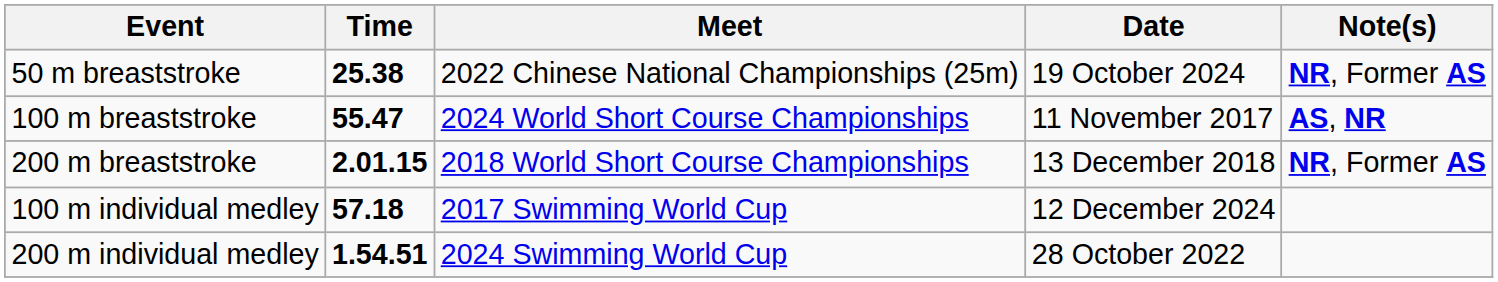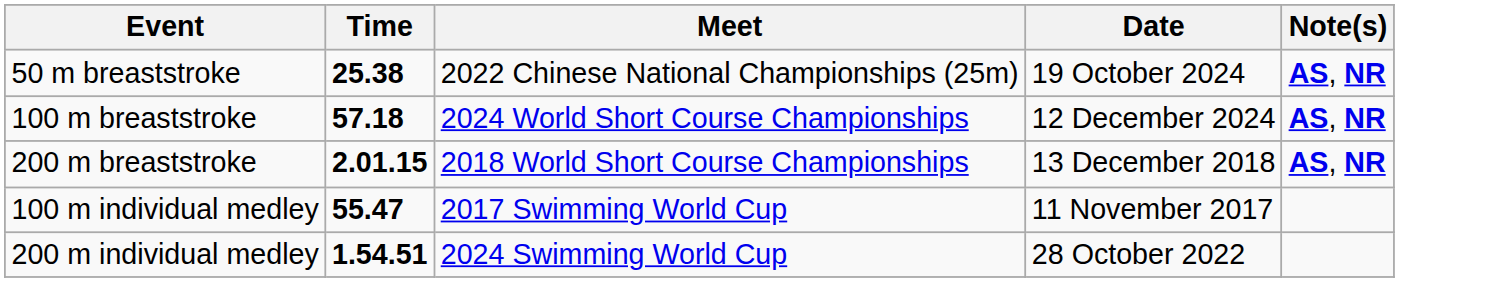(1387, 72) NR, Former AS -> (1337, 72) AS, NR
(368, 118) 55.47 -> (368, 118) 57.18
(1153, 118) 11 November 2017 -> (1154, 118) 12 December 2024
(1387, 163) NR, Former AS -> (1337, 163) AS, NR
(368, 208) 57.18 -> (368, 208) 55.47
(1154, 208) 12 December 2024 -> (1153, 208) 11 November 2017
